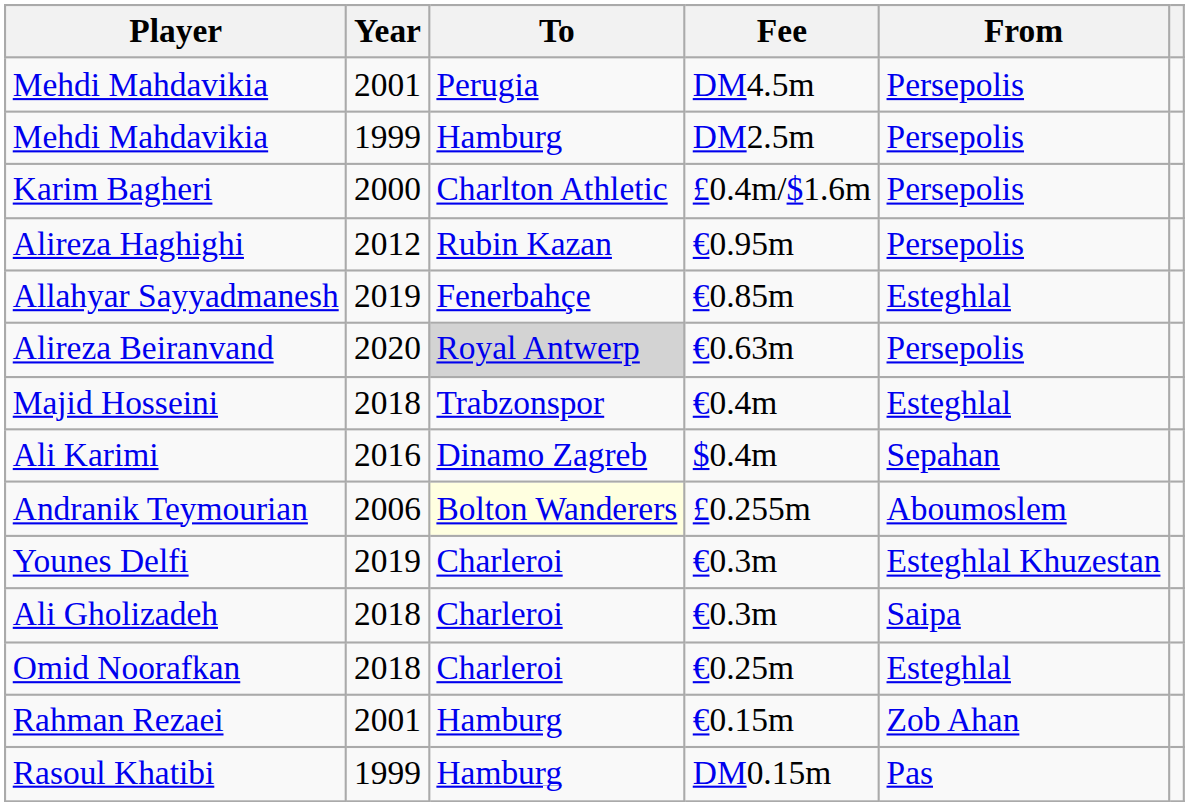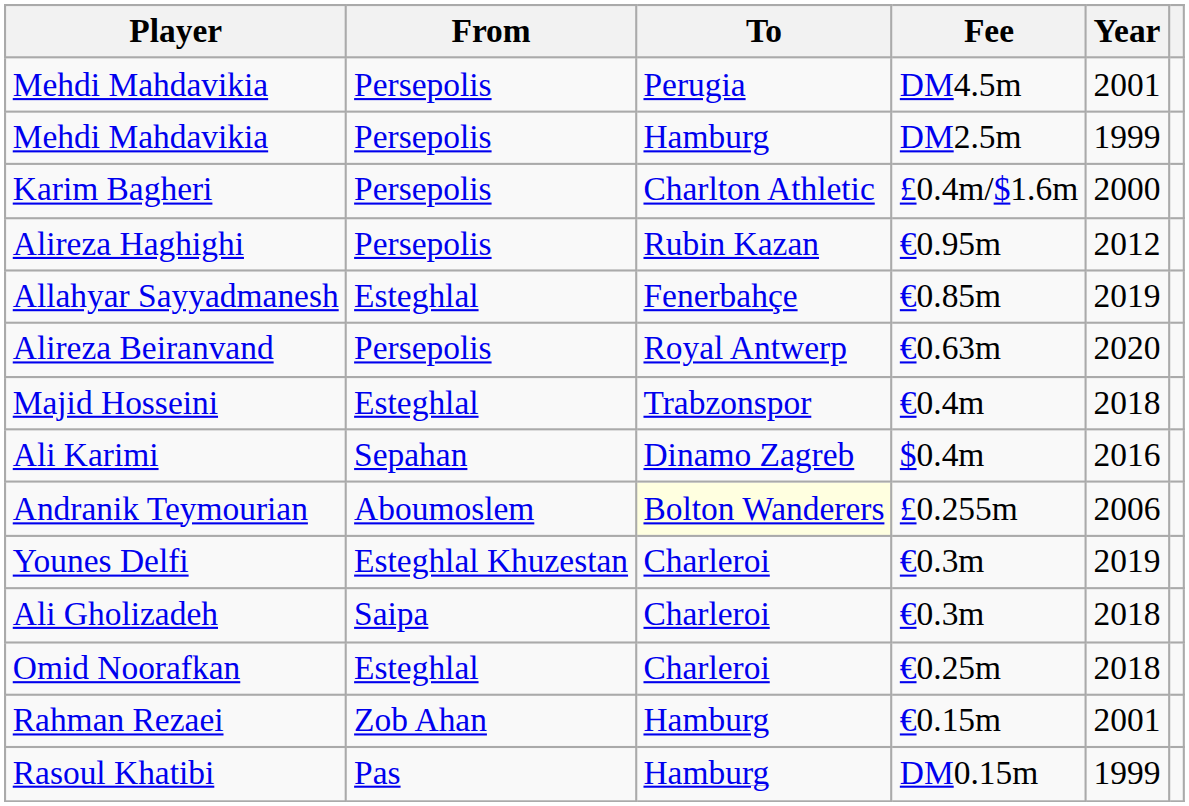columns swapped: (1024, 31) <-> (388, 31)
(538, 349) lightgrey background -> (745, 349) no background
